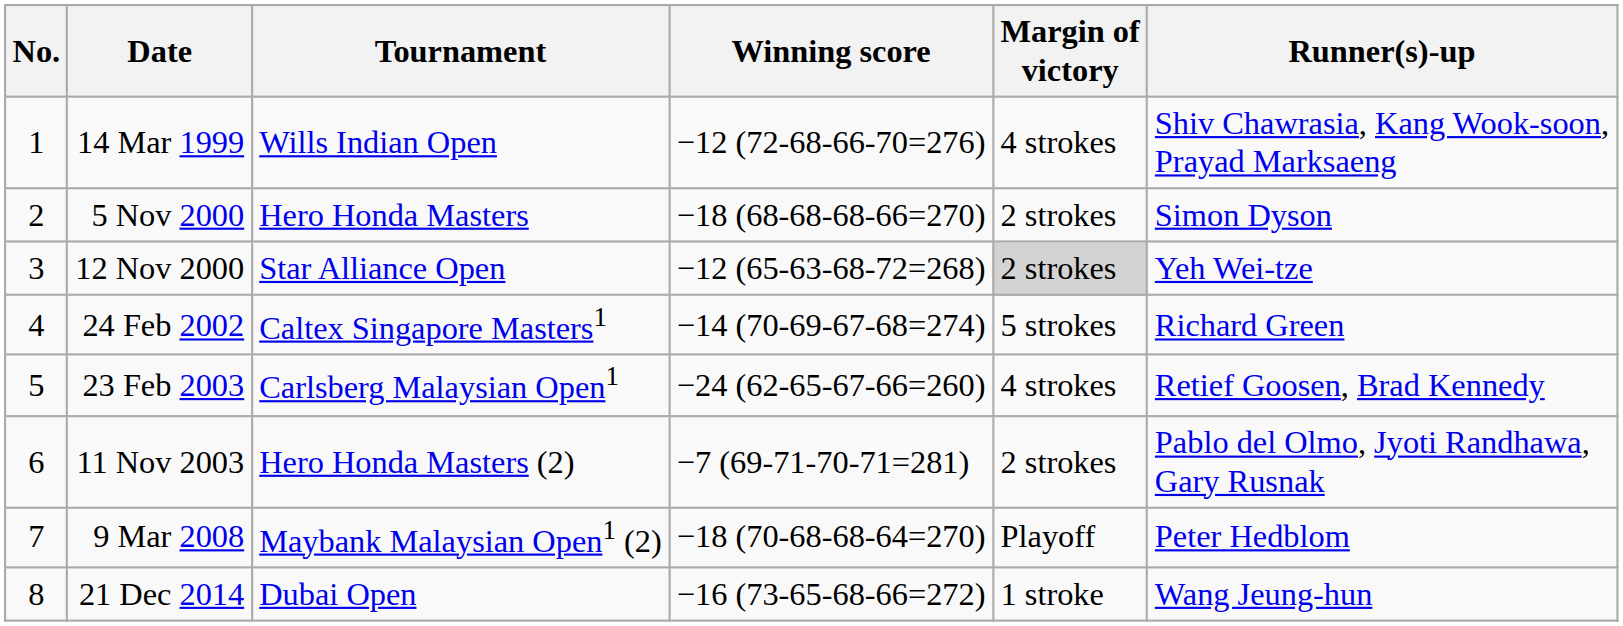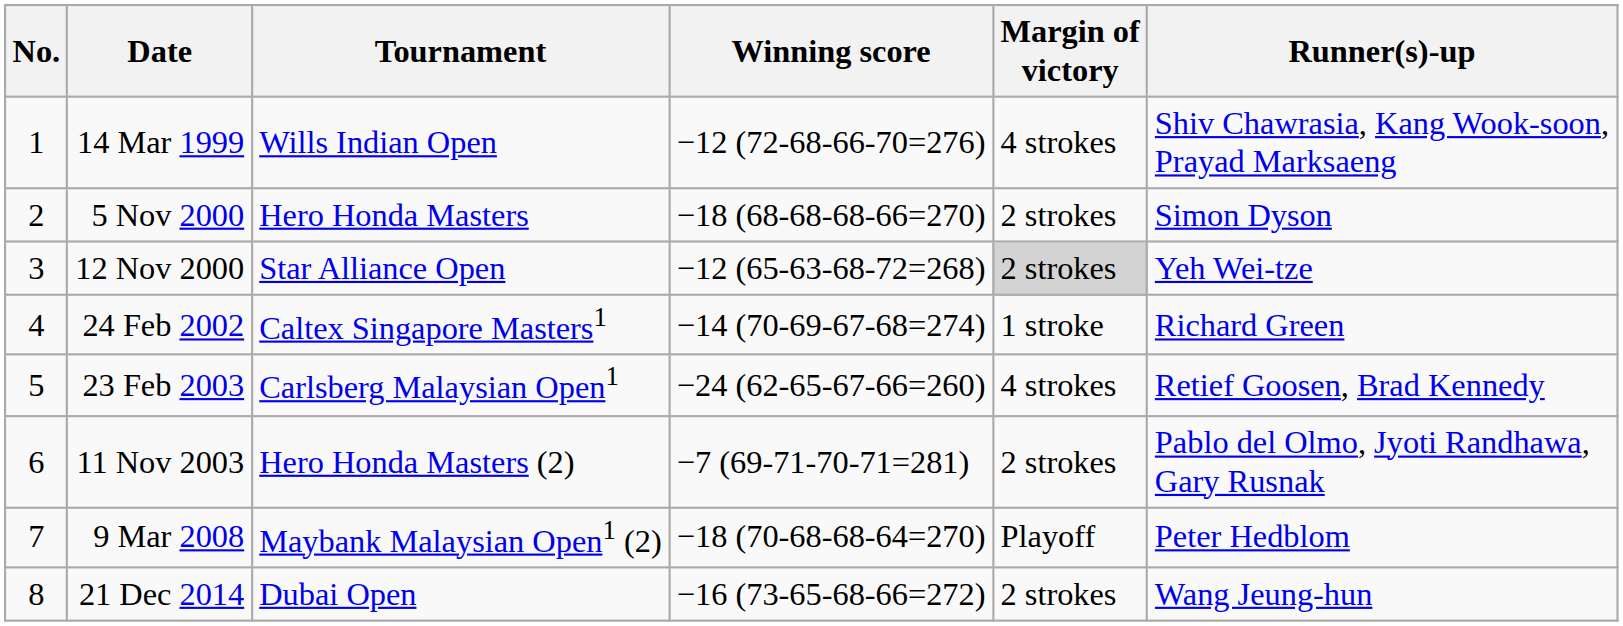(1058, 324) 5 strokes -> (1052, 324) 1 stroke
(1052, 593) 1 stroke -> (1058, 593) 2 strokes
